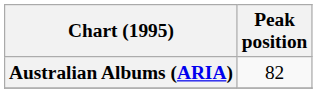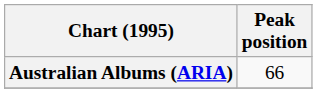(275, 72) 82 -> (275, 72) 66
